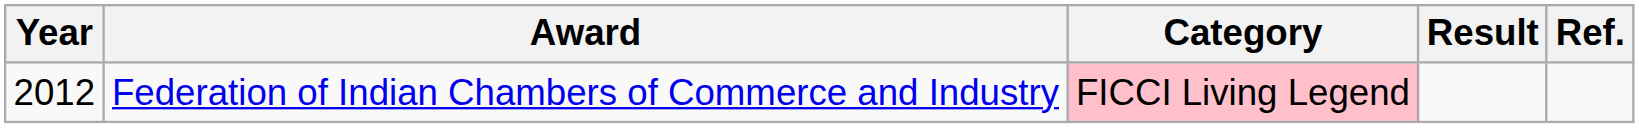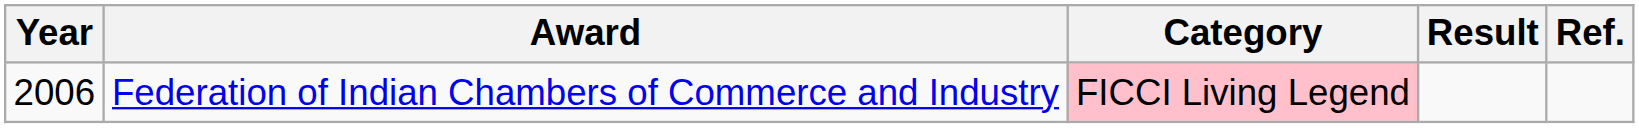(54, 91) 2012 -> (54, 91) 2006
